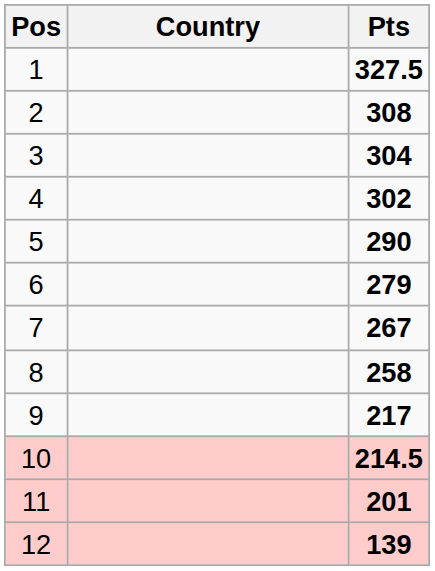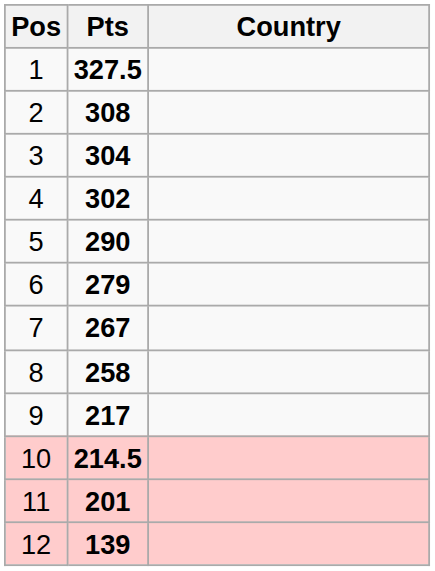columns swapped: (208, 27) <-> (389, 27)
